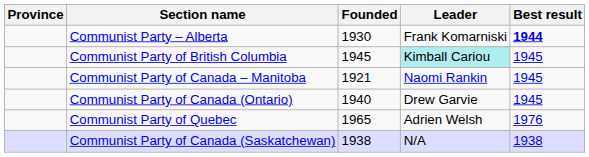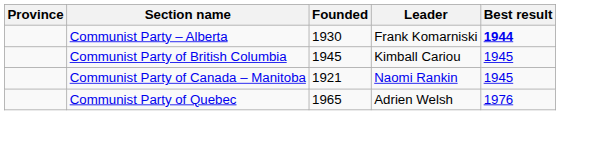(447, 57) paleturquoise background -> (417, 57) no background
- row: (181, 99)
- row: (203, 141)
